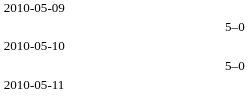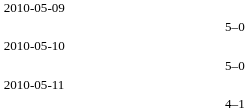+ row: (95, 104)
